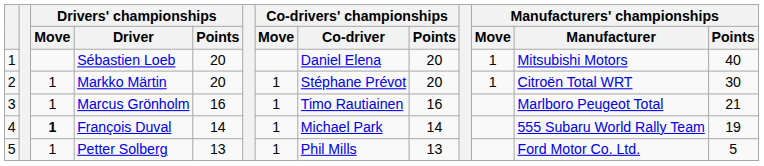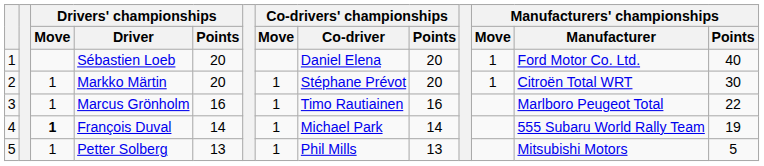(572, 60) Mitsubishi Motors -> (579, 60) Ford Motor Co. Ltd.
(733, 104) 21 -> (733, 104) 22
(579, 149) Ford Motor Co. Ltd. -> (572, 149) Mitsubishi Motors
